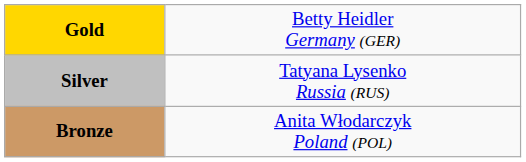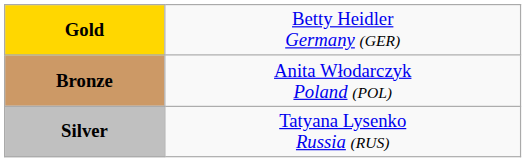rows swapped: (85, 80) <-> (85, 131)
